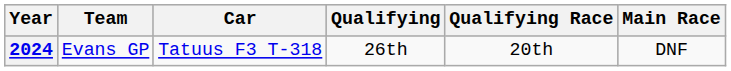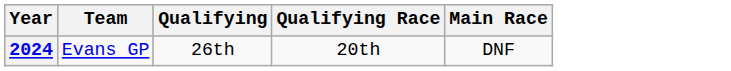- column: (240, 20)
